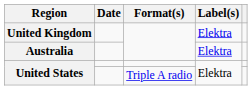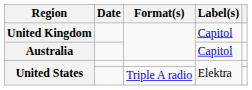(215, 32) Elektra -> (215, 32) Capitol
(215, 51) Elektra -> (215, 51) Capitol
